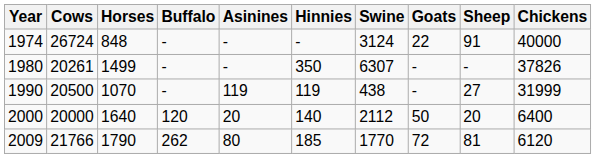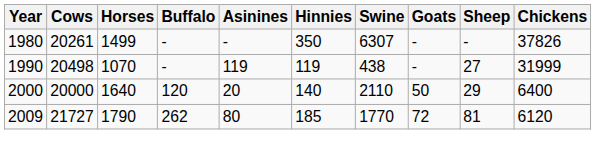- row: (26, 41)
(72, 91) 20500 -> (72, 66) 20498
(376, 116) 2112 -> (376, 91) 2110
(472, 116) 20 -> (472, 91) 29
(72, 141) 21766 -> (72, 116) 21727
